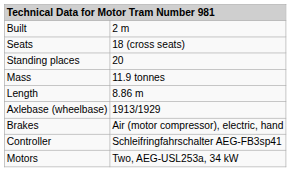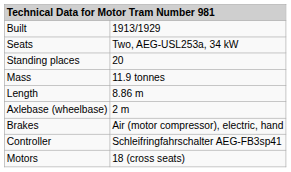(121, 28) 2 m -> (136, 28) 1913/1929
(149, 45) 18 (cross seats) -> (175, 45) Two, AEG-USL253a, 34 kW
(136, 110) 1913/1929 -> (121, 110) 2 m
(175, 158) Two, AEG-USL253a, 34 kW -> (149, 158) 18 (cross seats)
